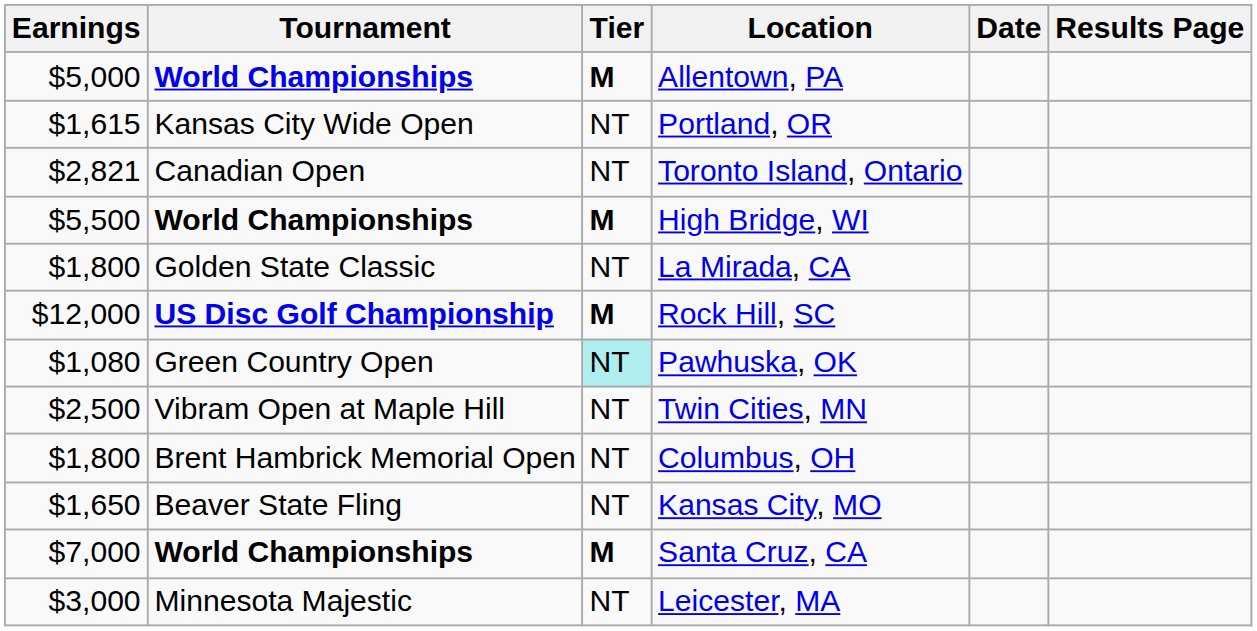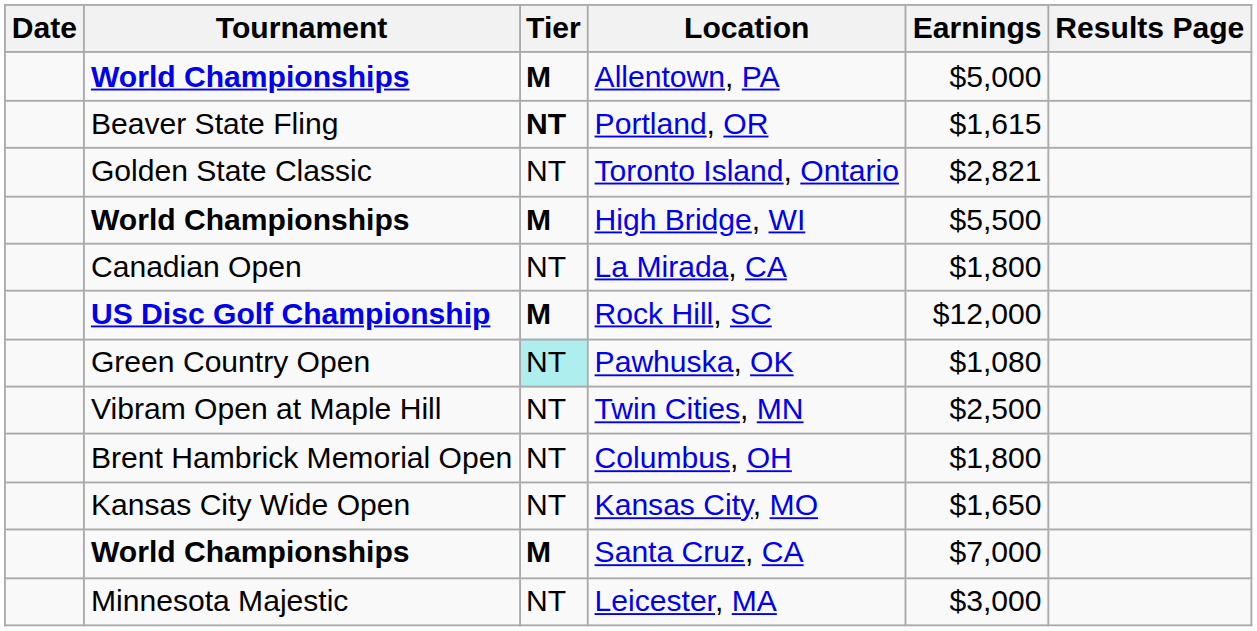columns swapped: (1009, 28) <-> (76, 28)
(314, 123) Kansas City Wide Open -> (215, 123) Beaver State Fling
(610, 123) normal -> (546, 123) bold
(260, 171) Canadian Open -> (231, 171) Golden State Classic
(295, 266) Golden State Classic -> (196, 266) Canadian Open
(278, 505) Beaver State Fling -> (251, 505) Kansas City Wide Open
